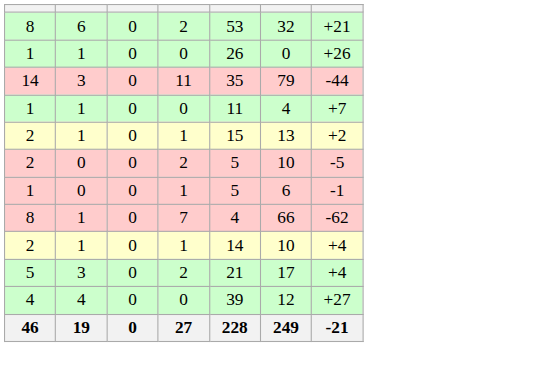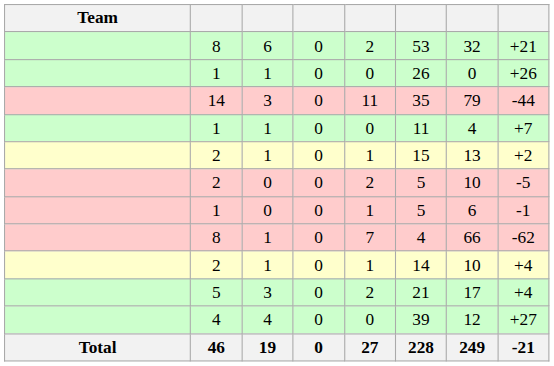+ column: (98, 18)
